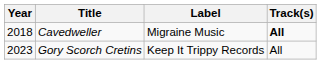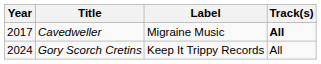(20, 31) 2018 -> (20, 31) 2017
(20, 50) 2023 -> (20, 50) 2024
